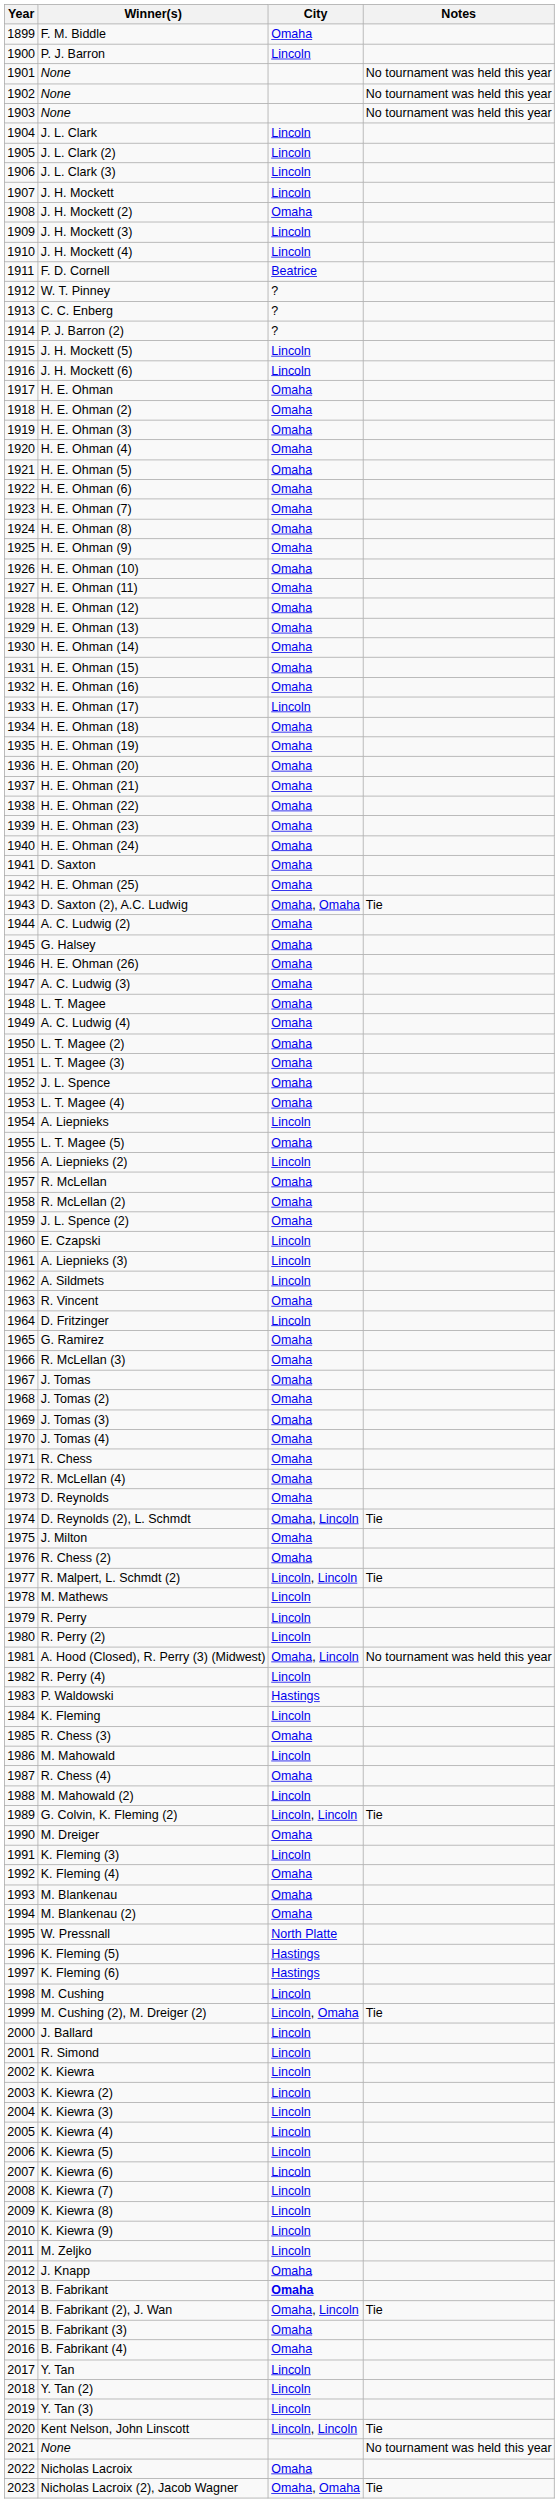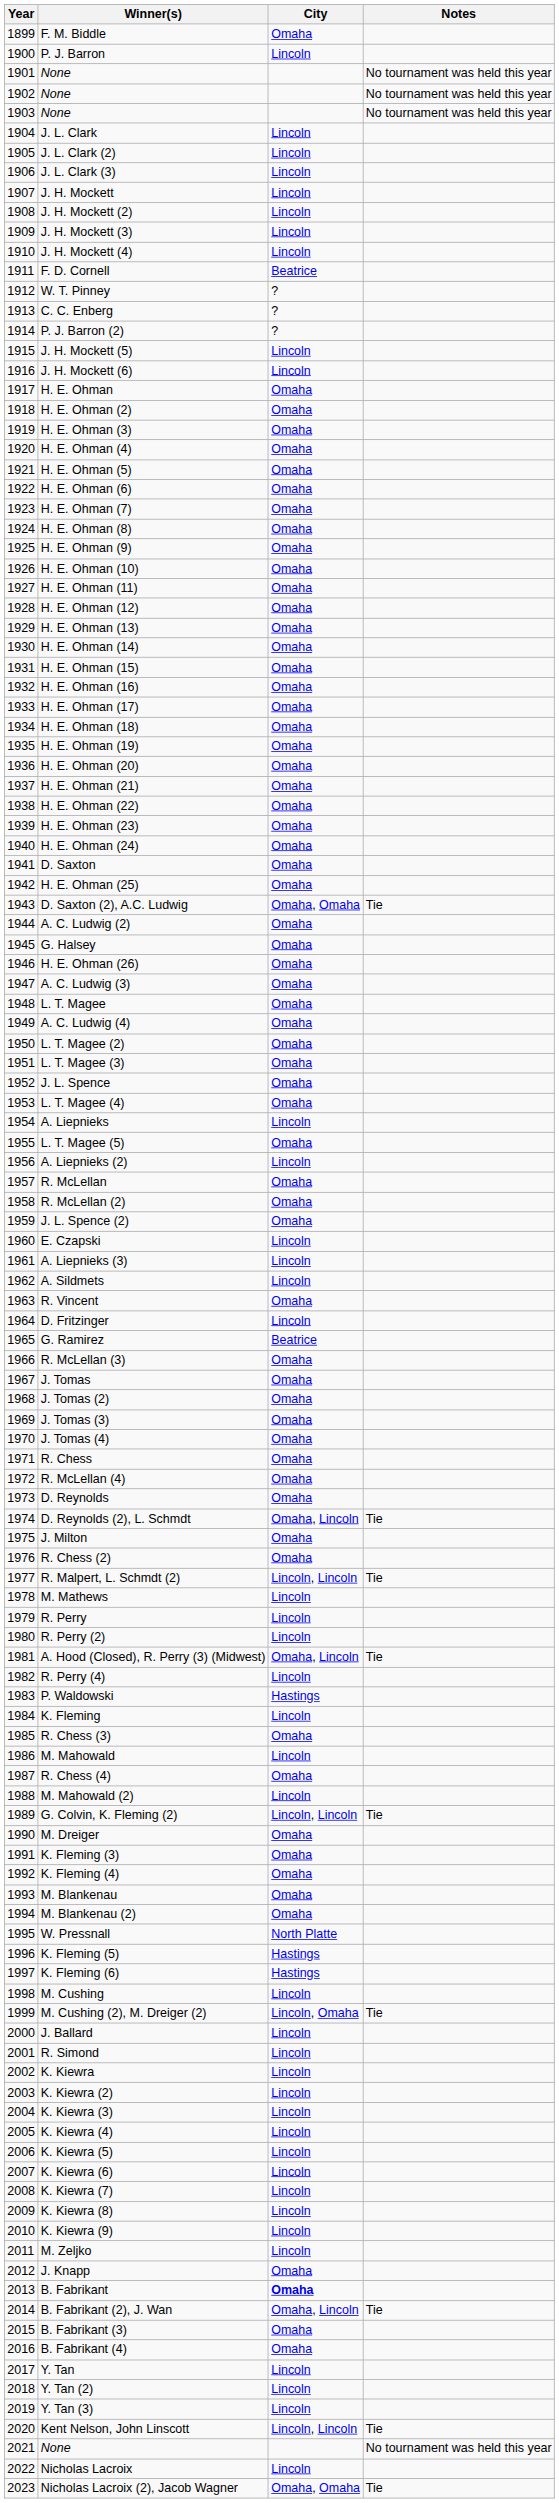(292, 212) Omaha -> (291, 212) Lincoln
(291, 707) Lincoln -> (292, 707) Omaha
(292, 1340) Omaha -> (294, 1340) Beatrice
(459, 1657) No tournament was held this year -> (374, 1657) Tie
(291, 1855) Lincoln -> (292, 1855) Omaha
(292, 2468) Omaha -> (291, 2468) Lincoln
